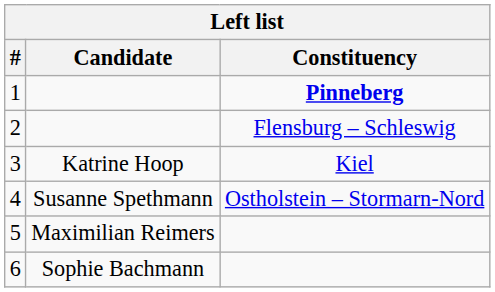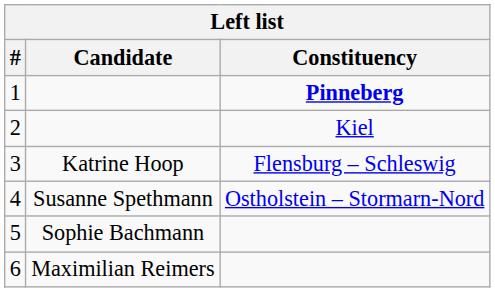(355, 127) Flensburg – Schleswig -> (355, 127) Kiel
(355, 163) Kiel -> (355, 163) Flensburg – Schleswig
(123, 233) Maximilian Reimers -> (123, 233) Sophie Bachmann
(123, 269) Sophie Bachmann -> (123, 269) Maximilian Reimers
